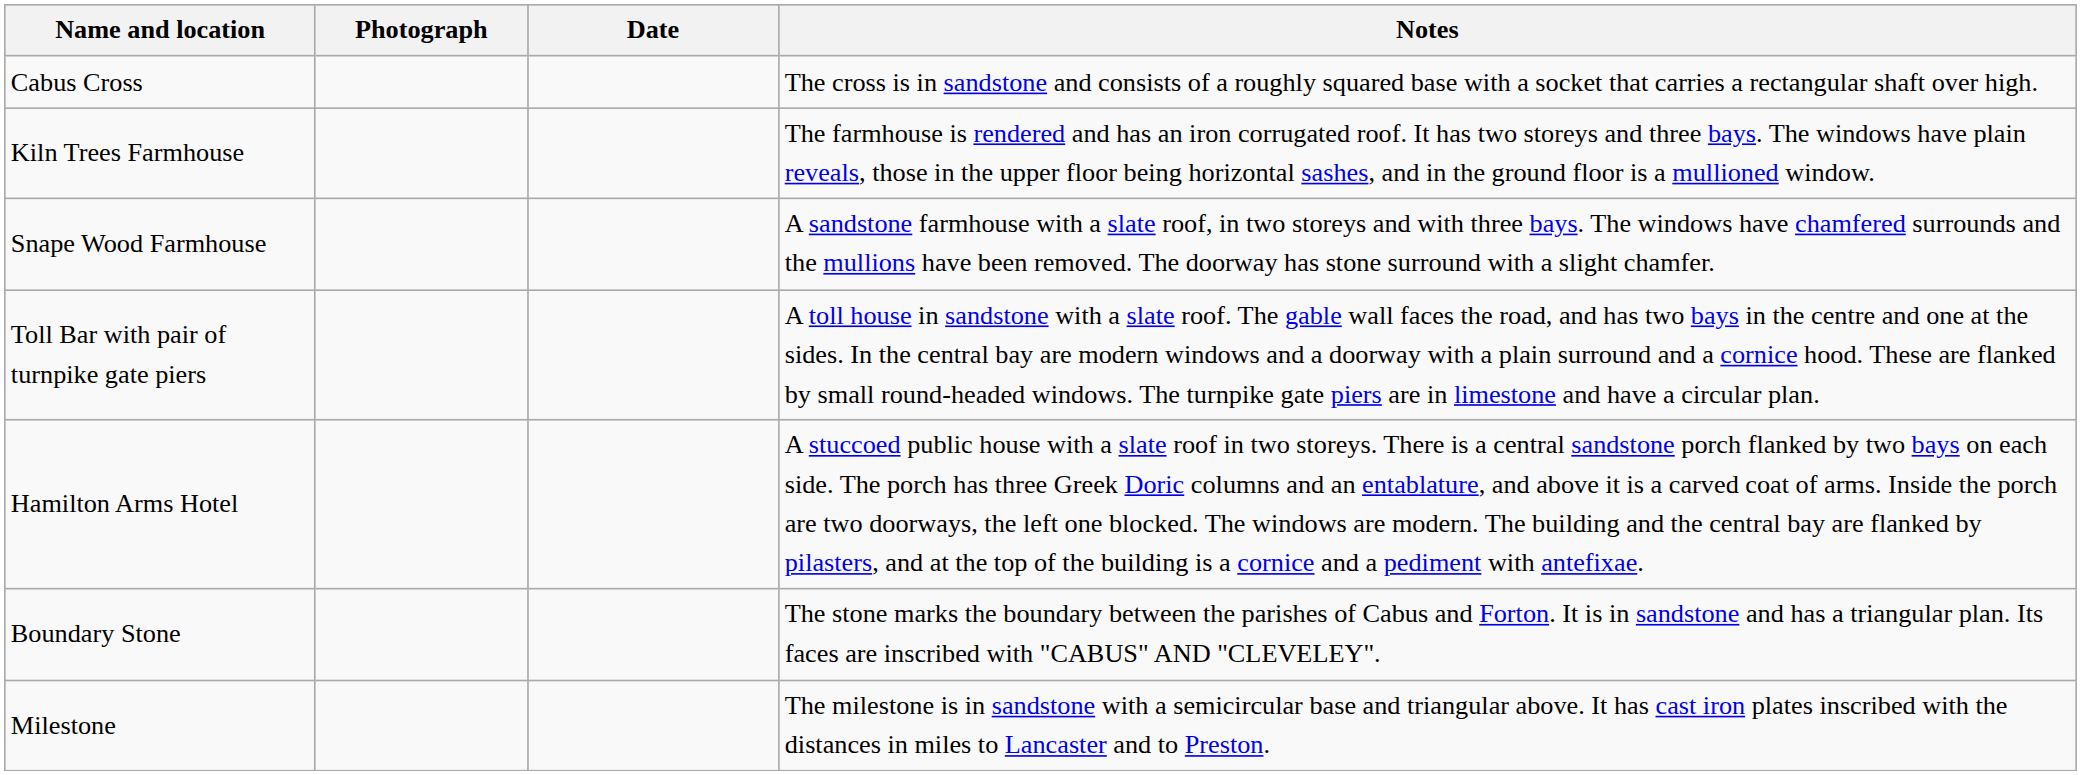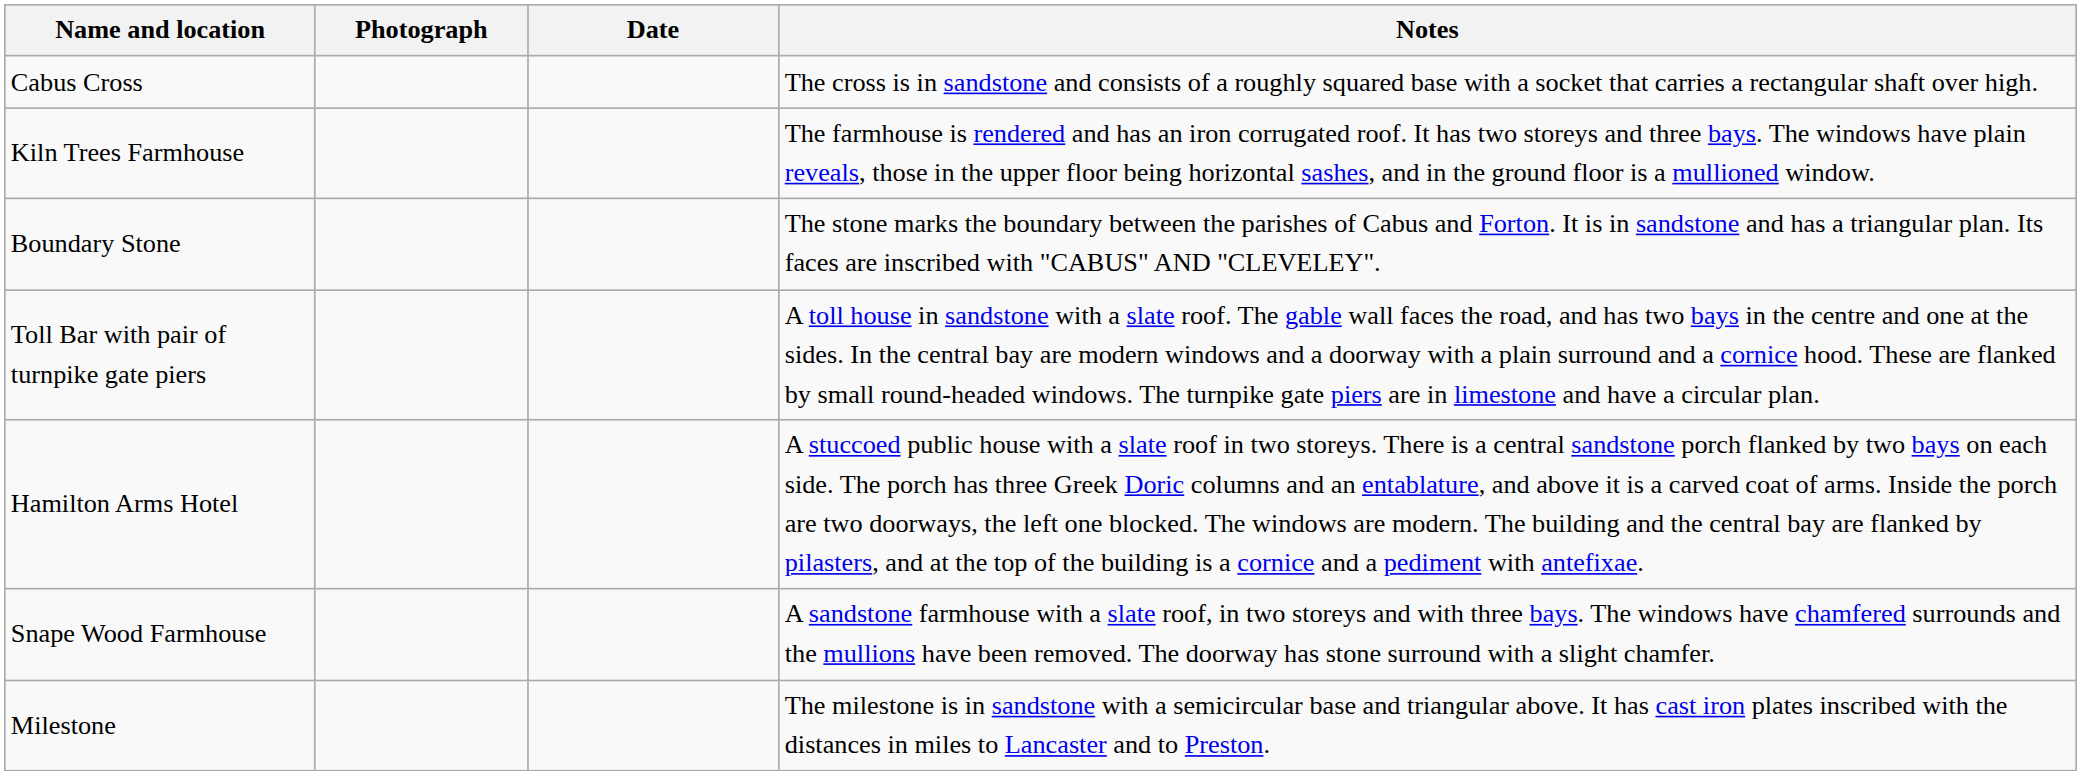rows swapped: (139, 243) <-> (96, 634)
